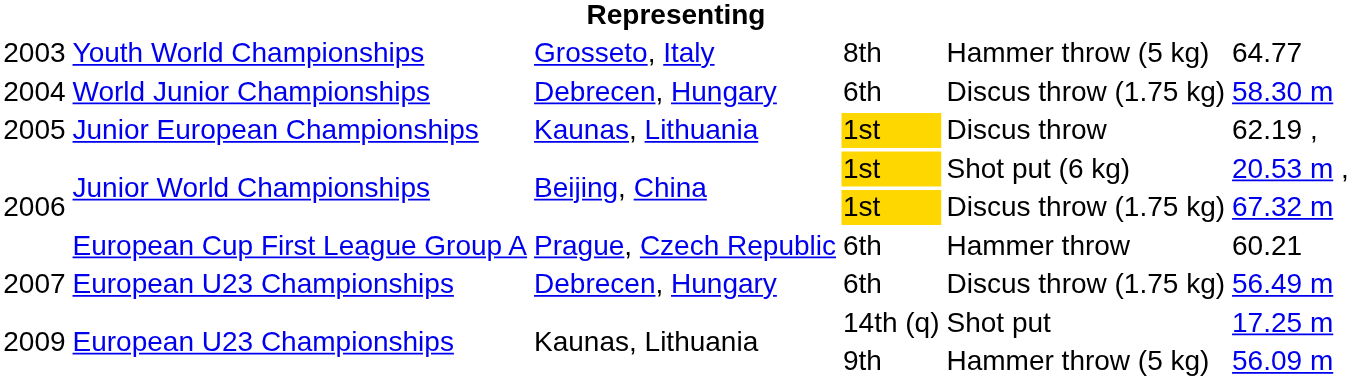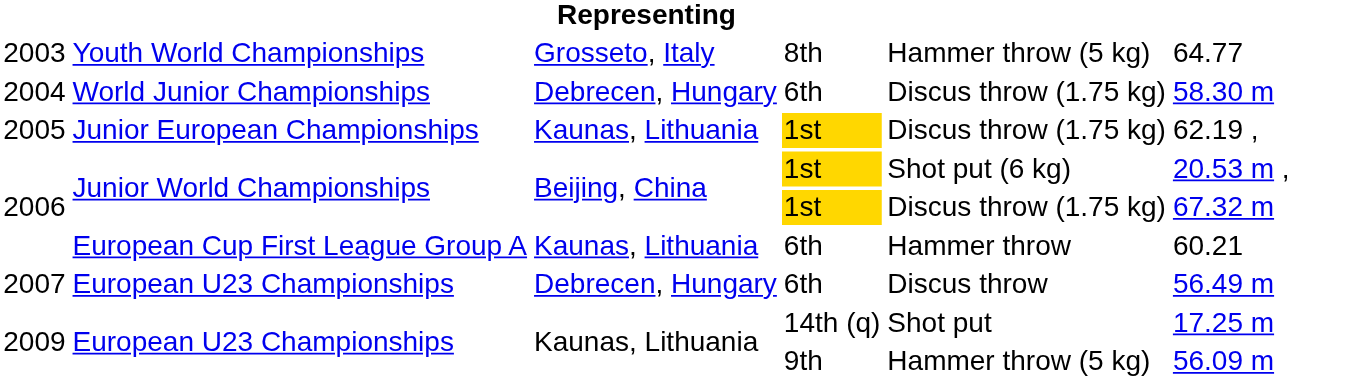(1027, 130) Discus throw -> (1027, 130) Discus throw (1.75 kg)
(685, 245) Prague, Czech Republic -> (646, 245) Kaunas, Lithuania
(1086, 284) Discus throw (1.75 kg) -> (967, 284) Discus throw
